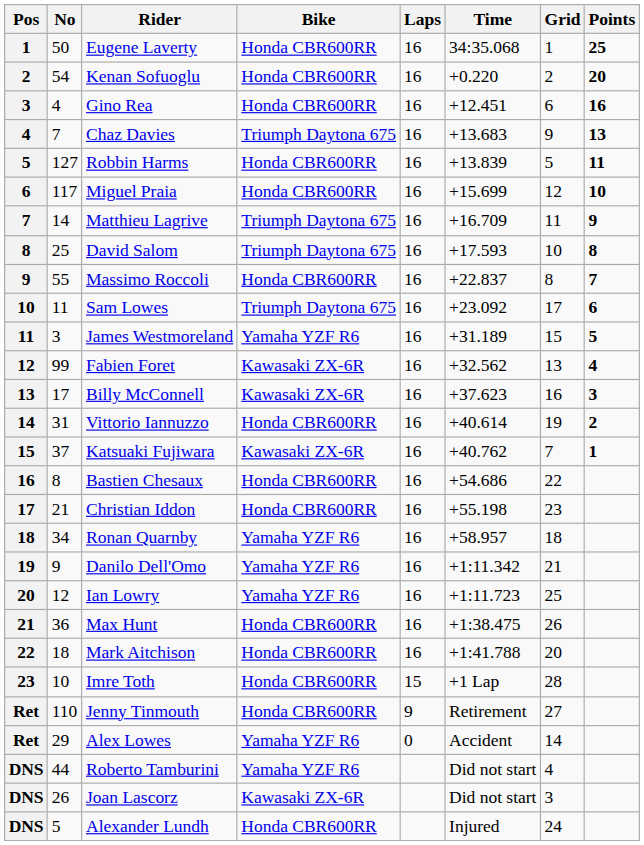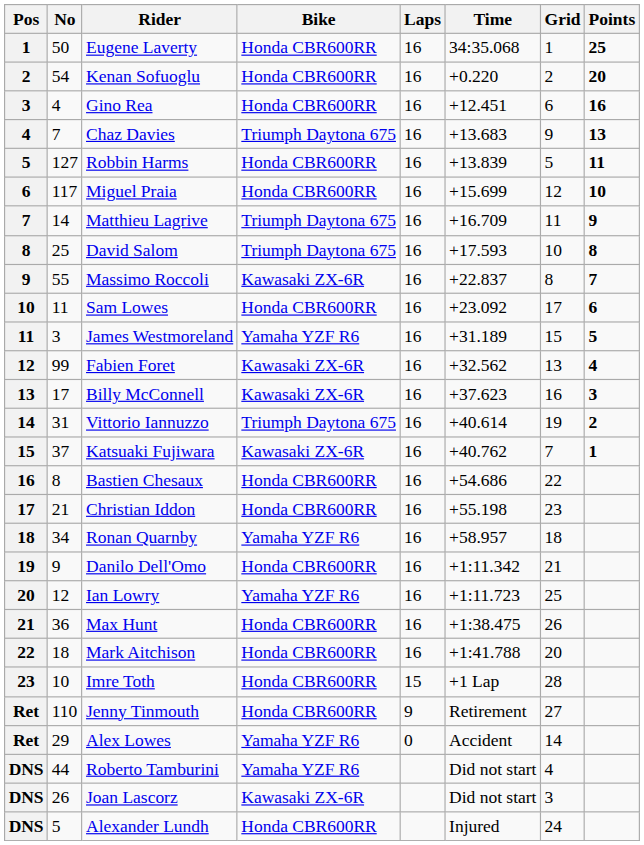(309, 278) Honda CBR600RR -> (303, 278) Kawasaki ZX-6R
(319, 307) Triumph Daytona 675 -> (309, 307) Honda CBR600RR
(309, 422) Honda CBR600RR -> (319, 422) Triumph Daytona 675
(300, 566) Yamaha YZF R6 -> (309, 566) Honda CBR600RR
